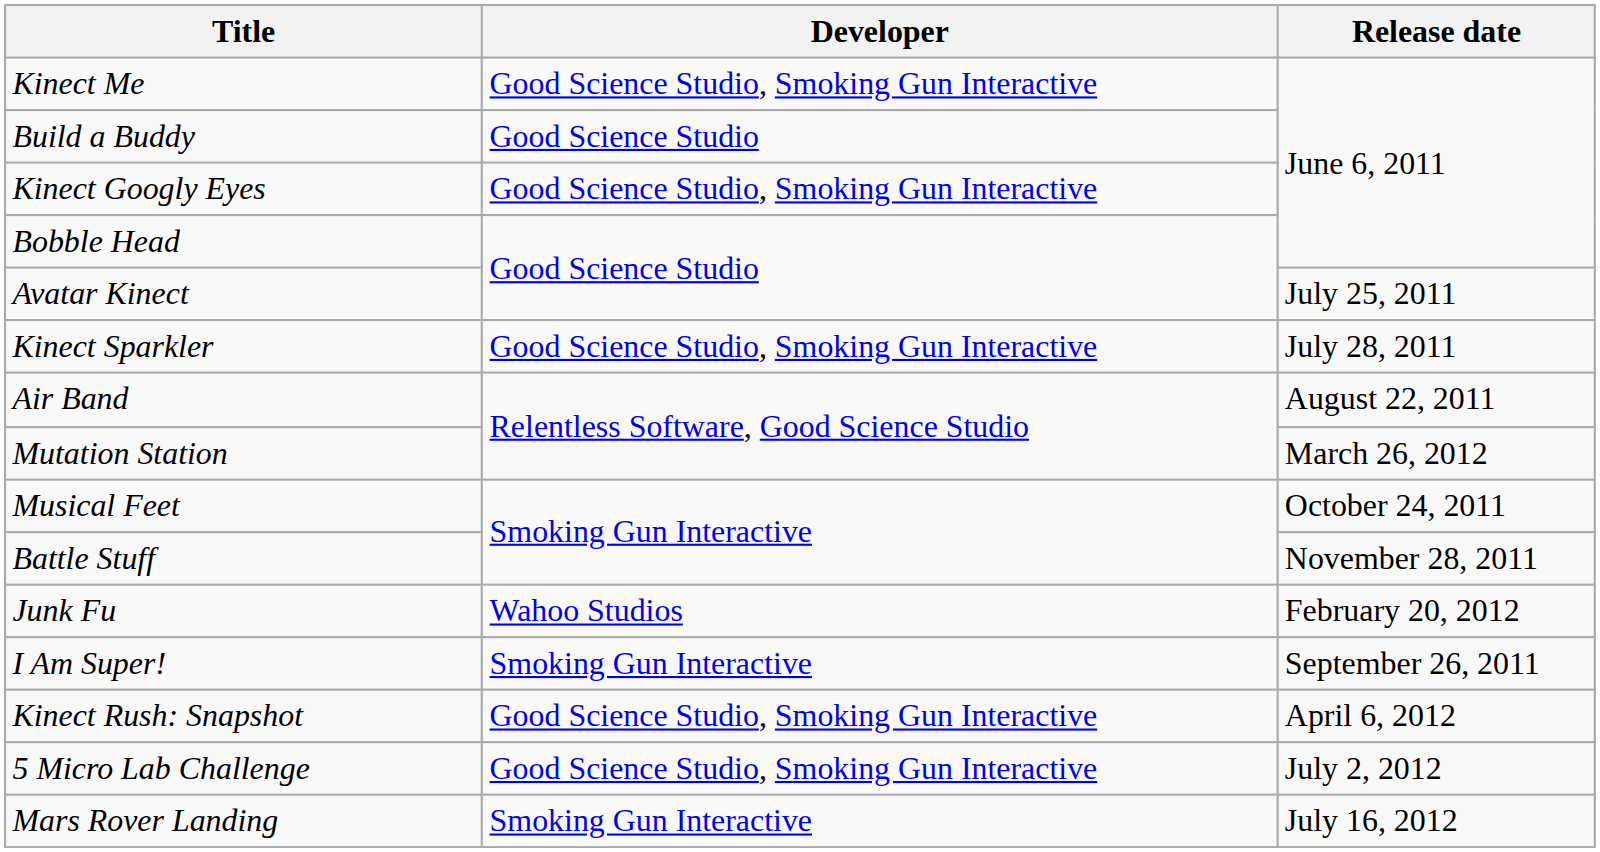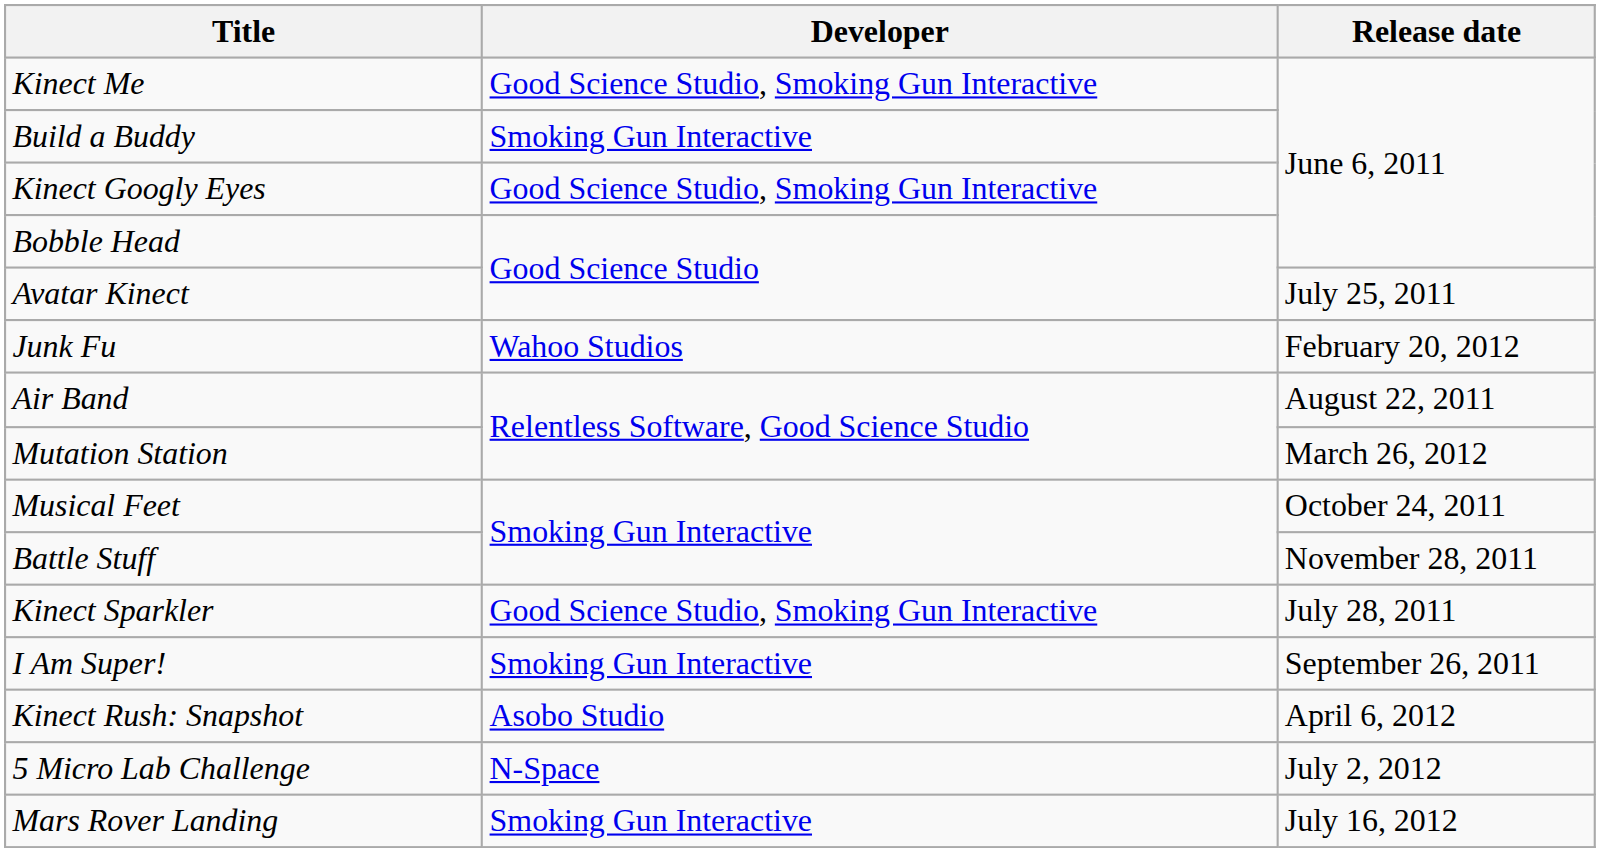(624, 136) Good Science Studio -> (651, 136) Smoking Gun Interactive
rows swapped: (113, 346) <-> (64, 609)
(793, 715) Good Science Studio, Smoking Gun Interactive -> (577, 715) Asobo Studio
(793, 767) Good Science Studio, Smoking Gun Interactive -> (545, 767) N-Space
